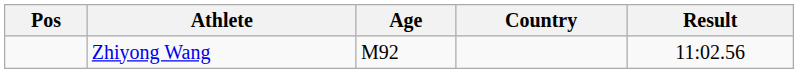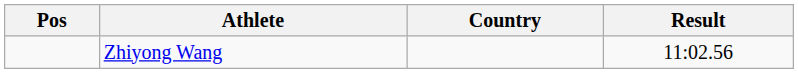- column: (406, 20)
